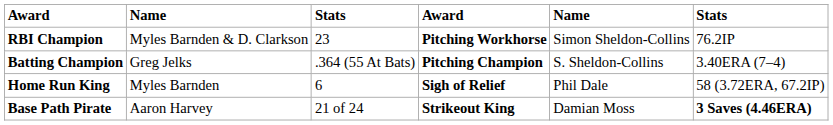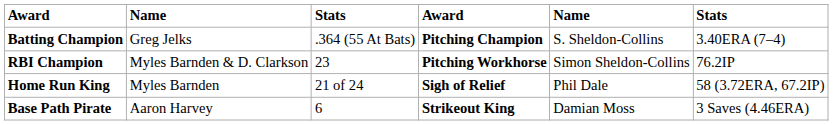rows swapped: (65, 62) <-> (55, 39)
(319, 85) 6 -> (339, 85) 21 of 24
(339, 108) 21 of 24 -> (319, 108) 6
(754, 108) bold -> (753, 108) normal
